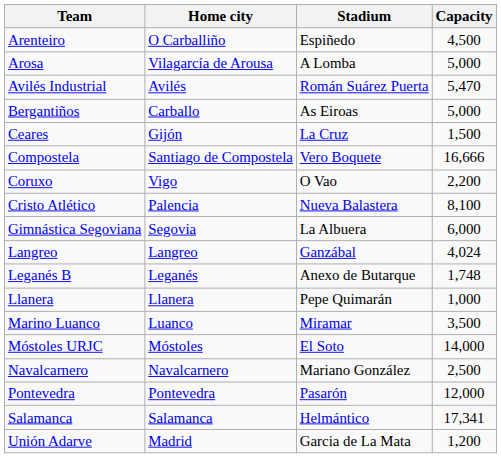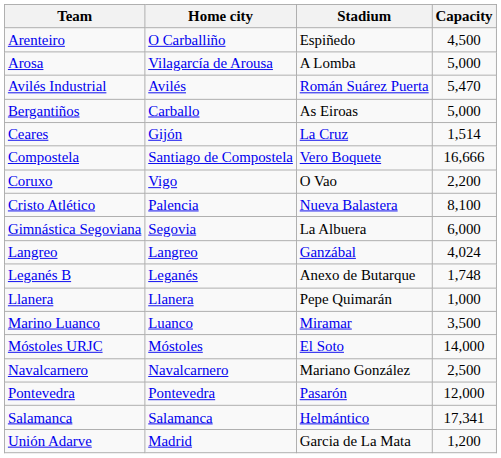(464, 134) 1,500 -> (464, 134) 1,514
